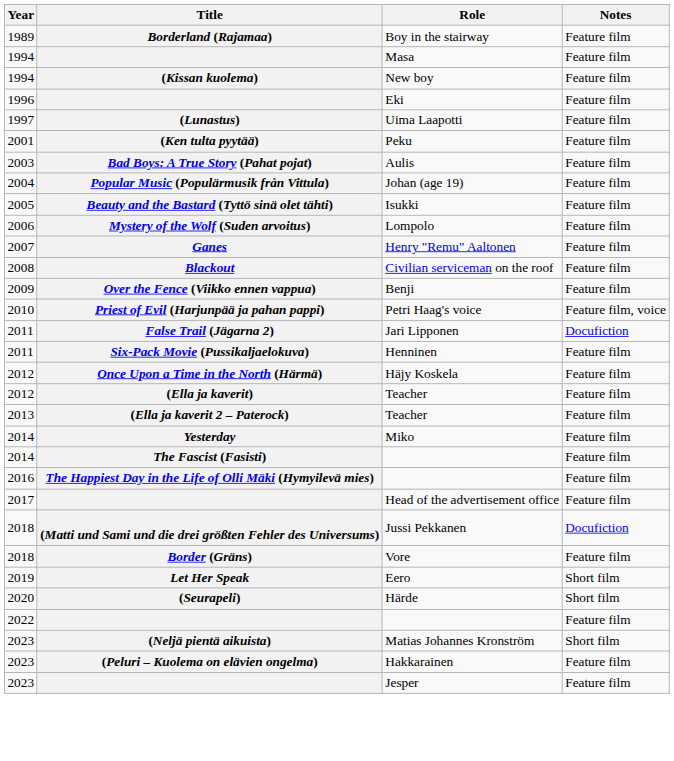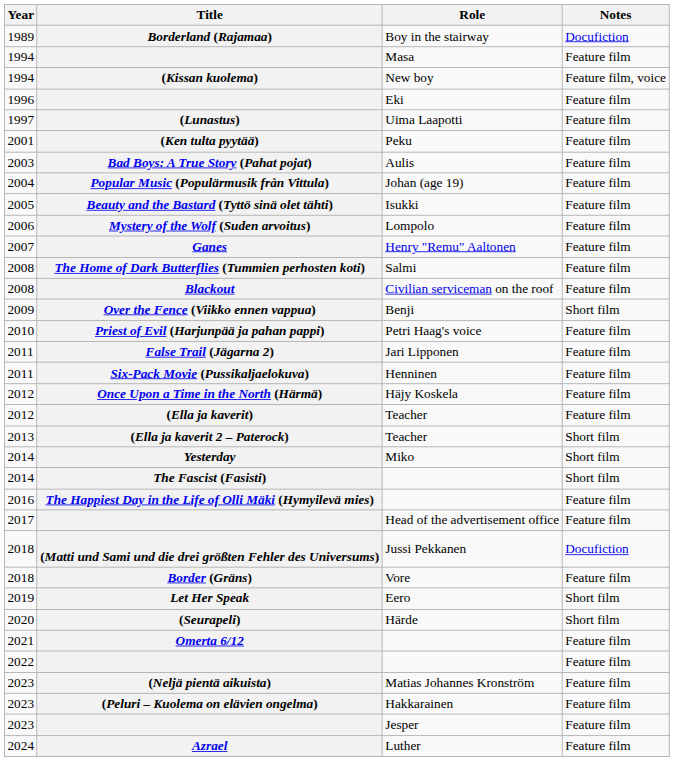(598, 36) Feature film -> (597, 36) Docufiction
(598, 78) Feature film -> (616, 78) Feature film, voice
+ row: (210, 267)
(598, 288) Feature film -> (592, 309) Short film
(616, 309) Feature film, voice -> (598, 330) Feature film
(597, 330) Docufiction -> (598, 352) Feature film
(598, 415) Feature film -> (592, 436) Short film
(598, 436) Feature film -> (592, 457) Short film
(598, 457) Feature film -> (592, 478) Short film
+ row: (210, 640)
(592, 640) Short film -> (598, 682) Feature film
+ row: (210, 746)
